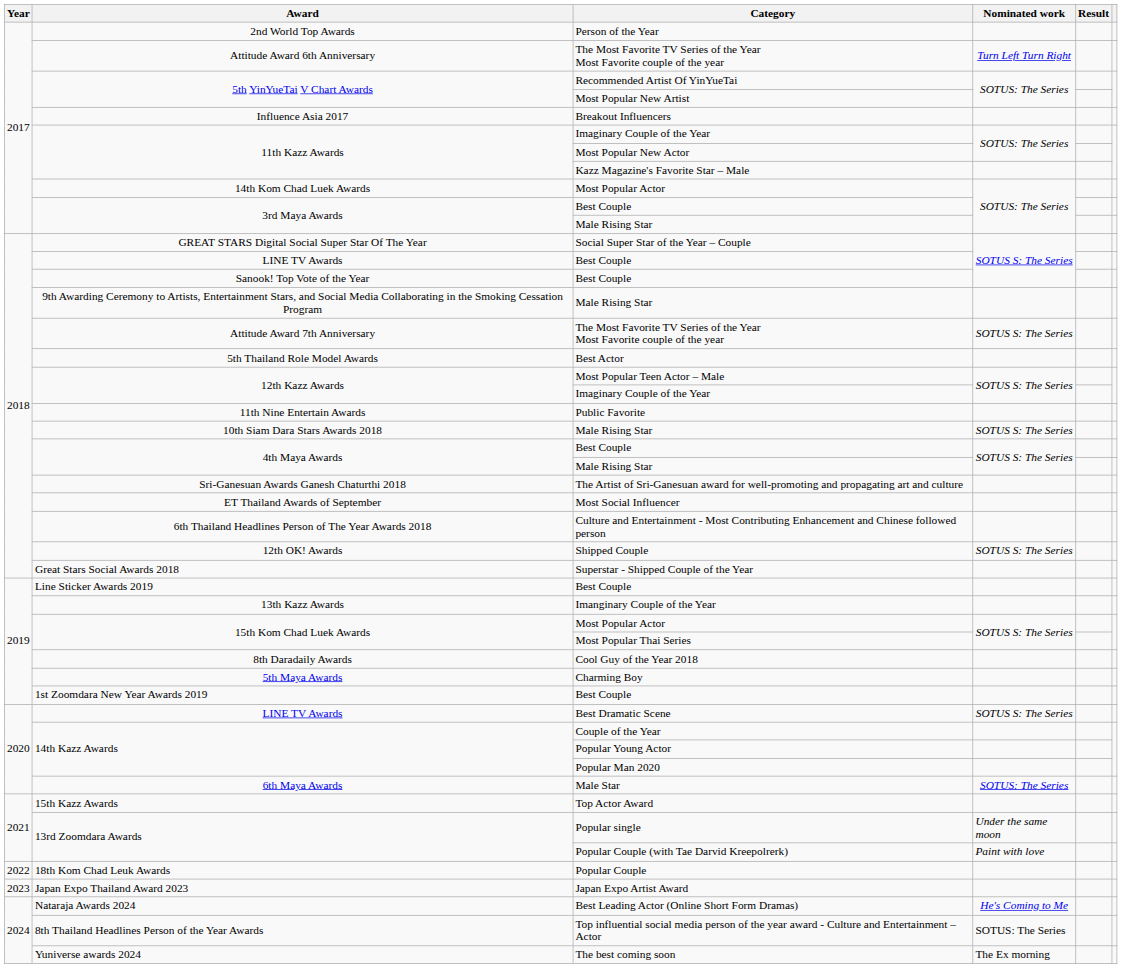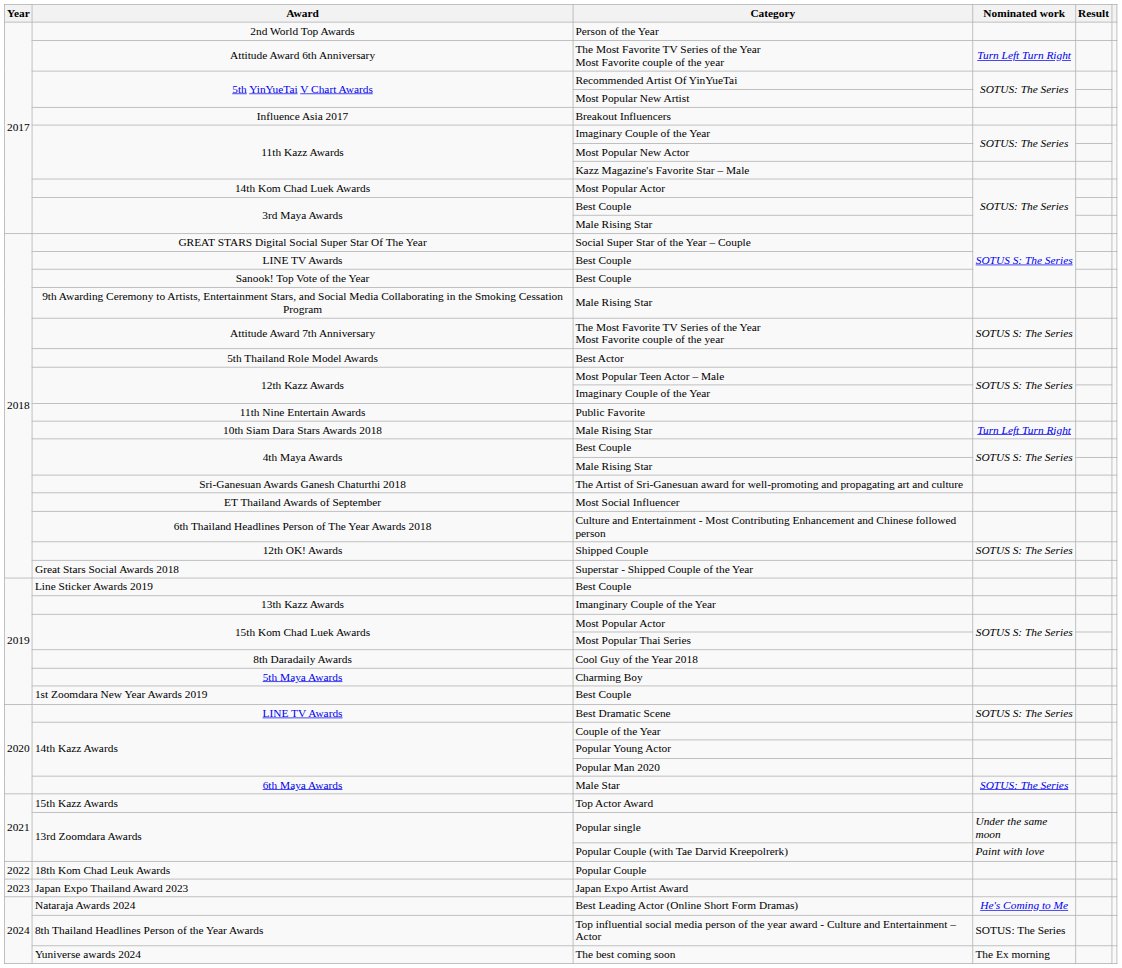(1024, 430) SOTUS S: The Series -> (1024, 430) Turn Left Turn Right
